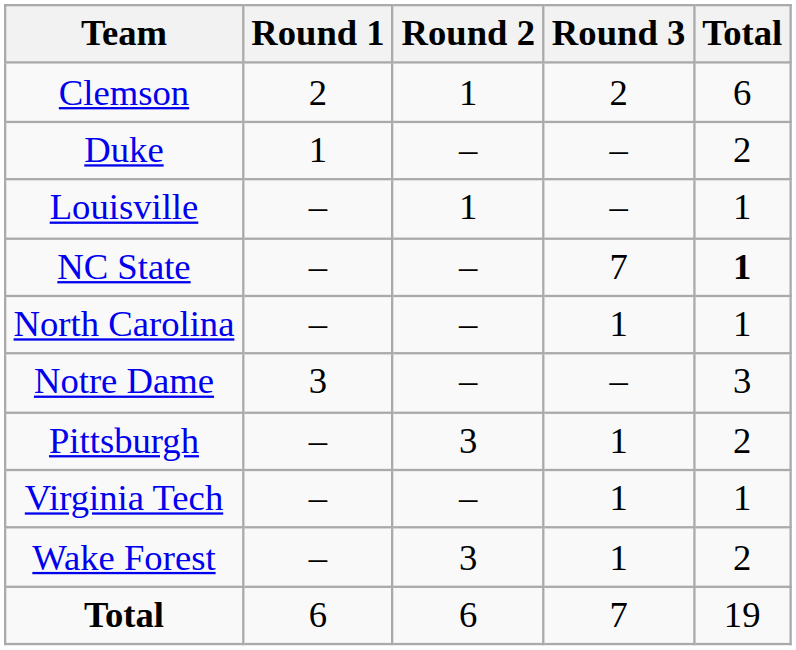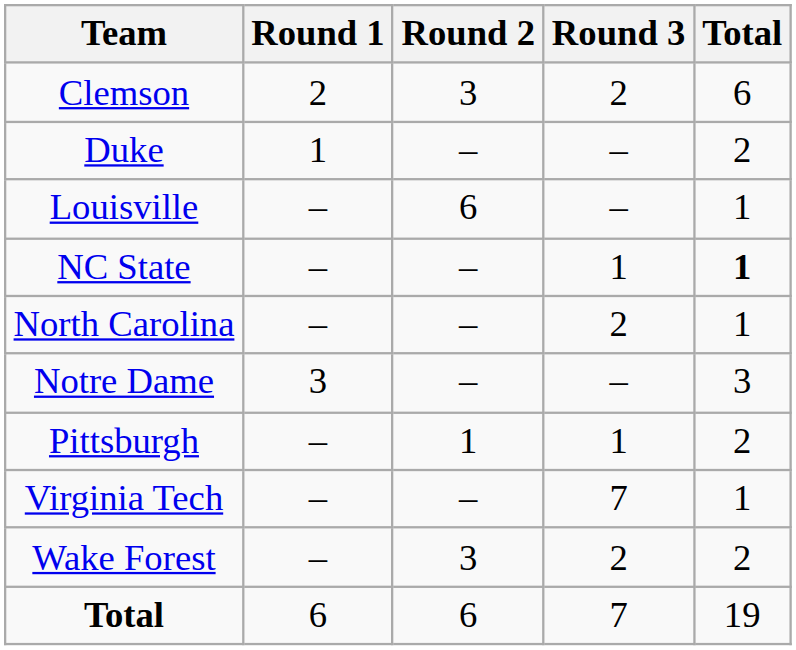(468, 91) 1 -> (468, 91) 3
(468, 207) 1 -> (468, 207) 6
(619, 265) 7 -> (619, 265) 1
(619, 324) 1 -> (619, 324) 2
(468, 440) 3 -> (468, 440) 1
(619, 498) 1 -> (619, 498) 7
(619, 556) 1 -> (619, 556) 2
